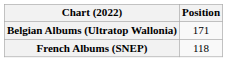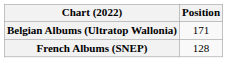(201, 48) 118 -> (201, 48) 128
